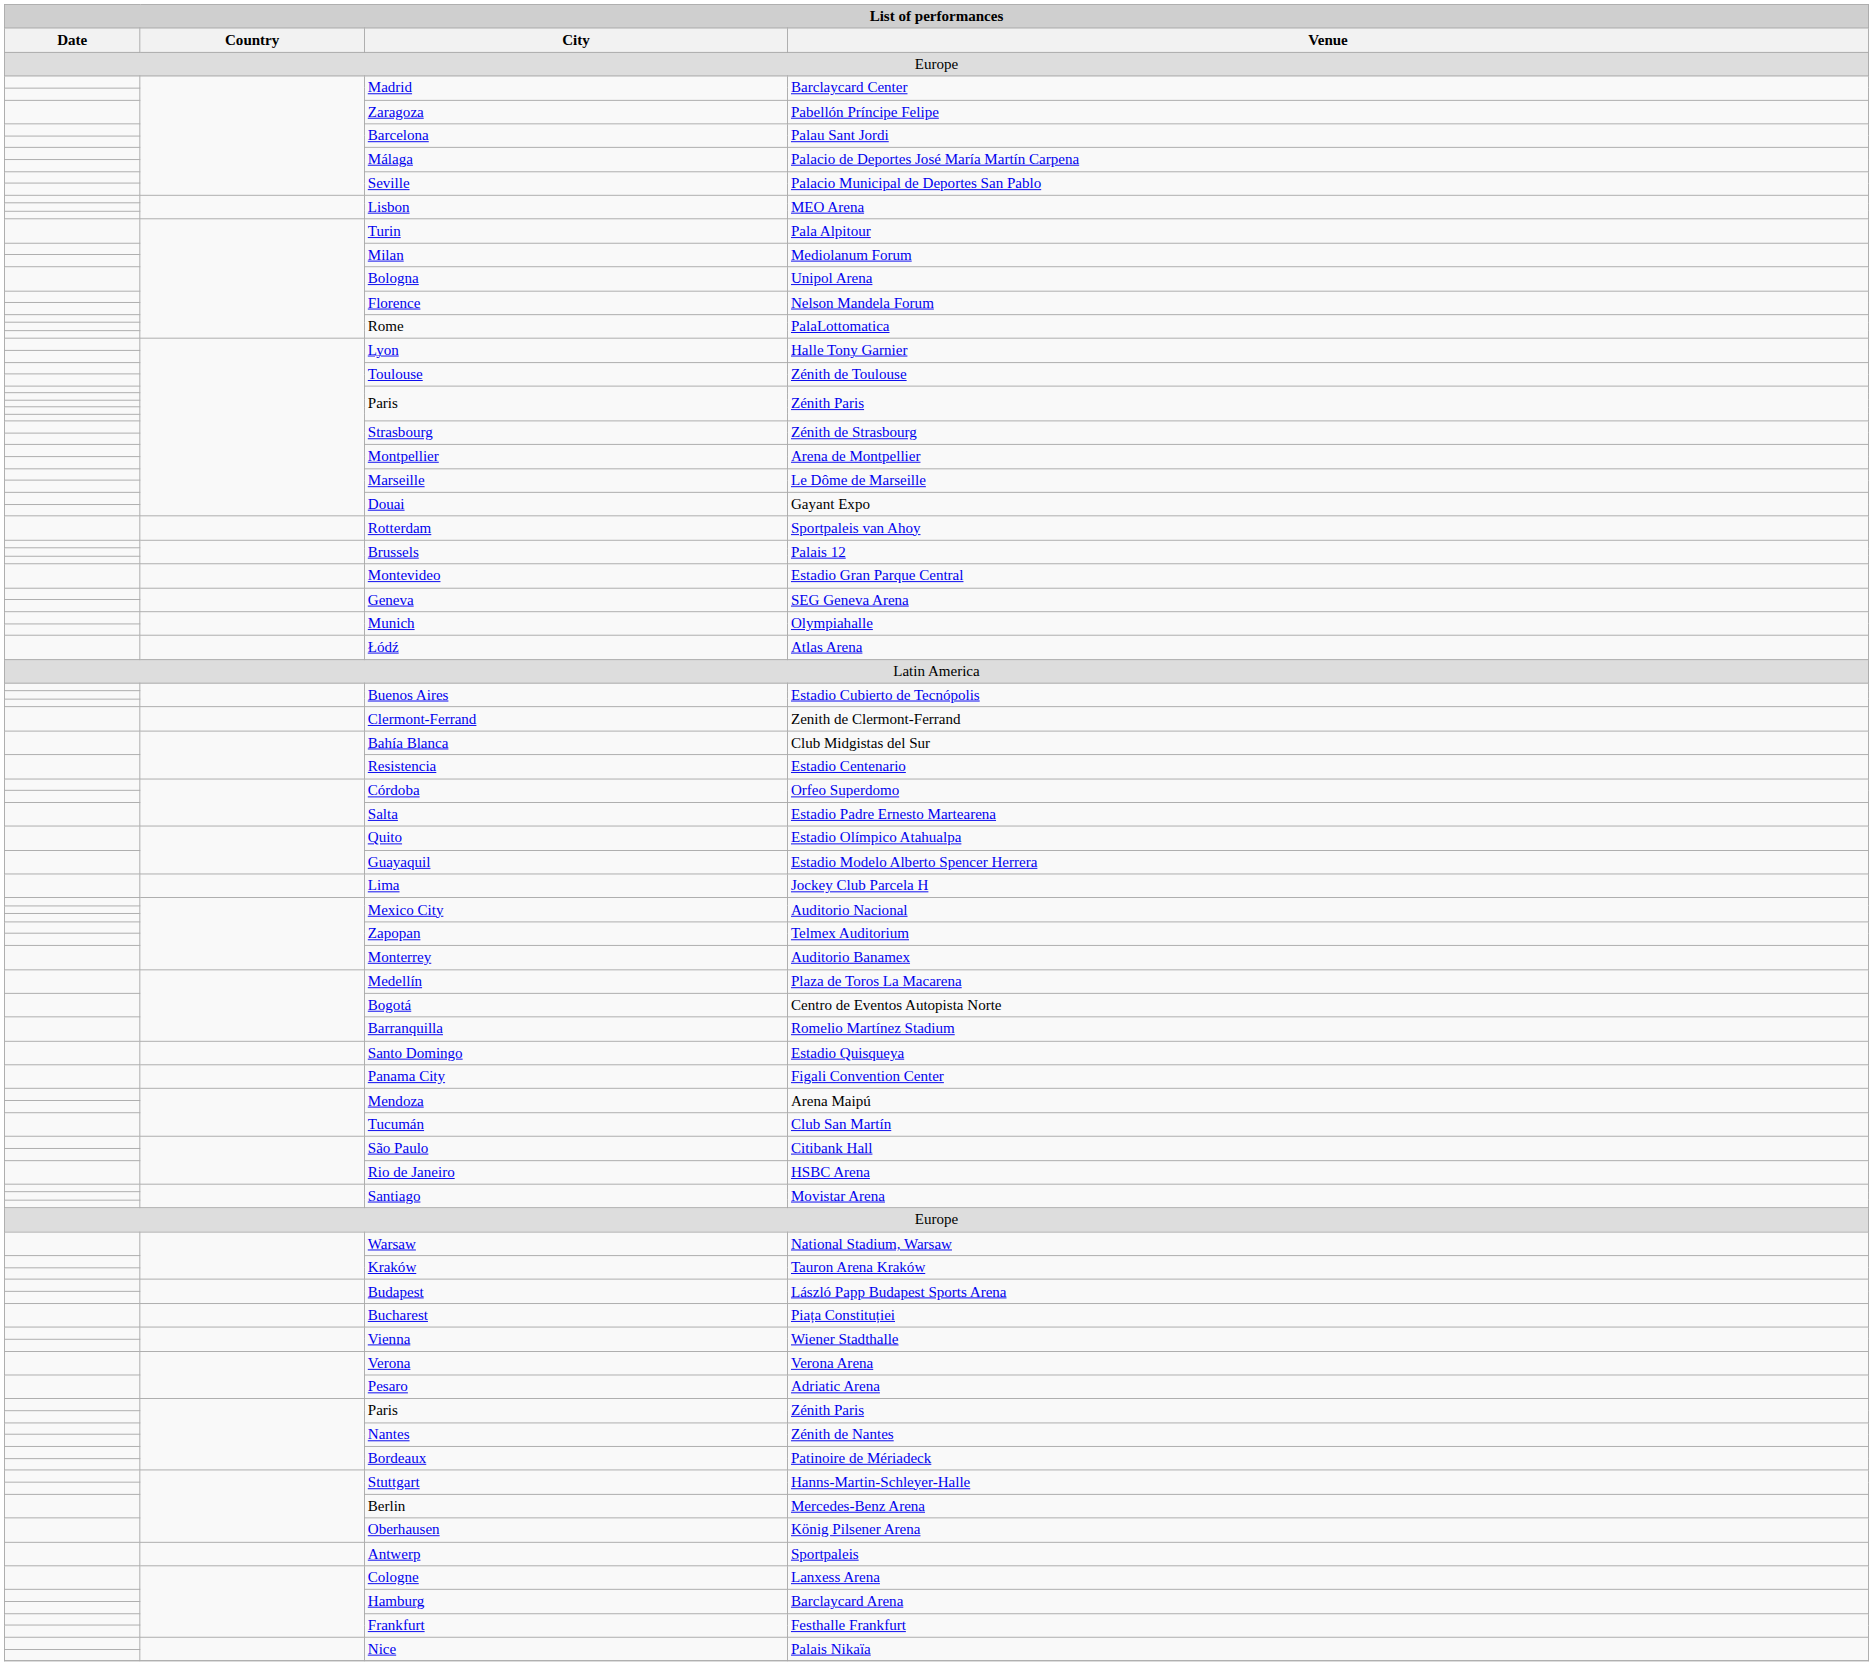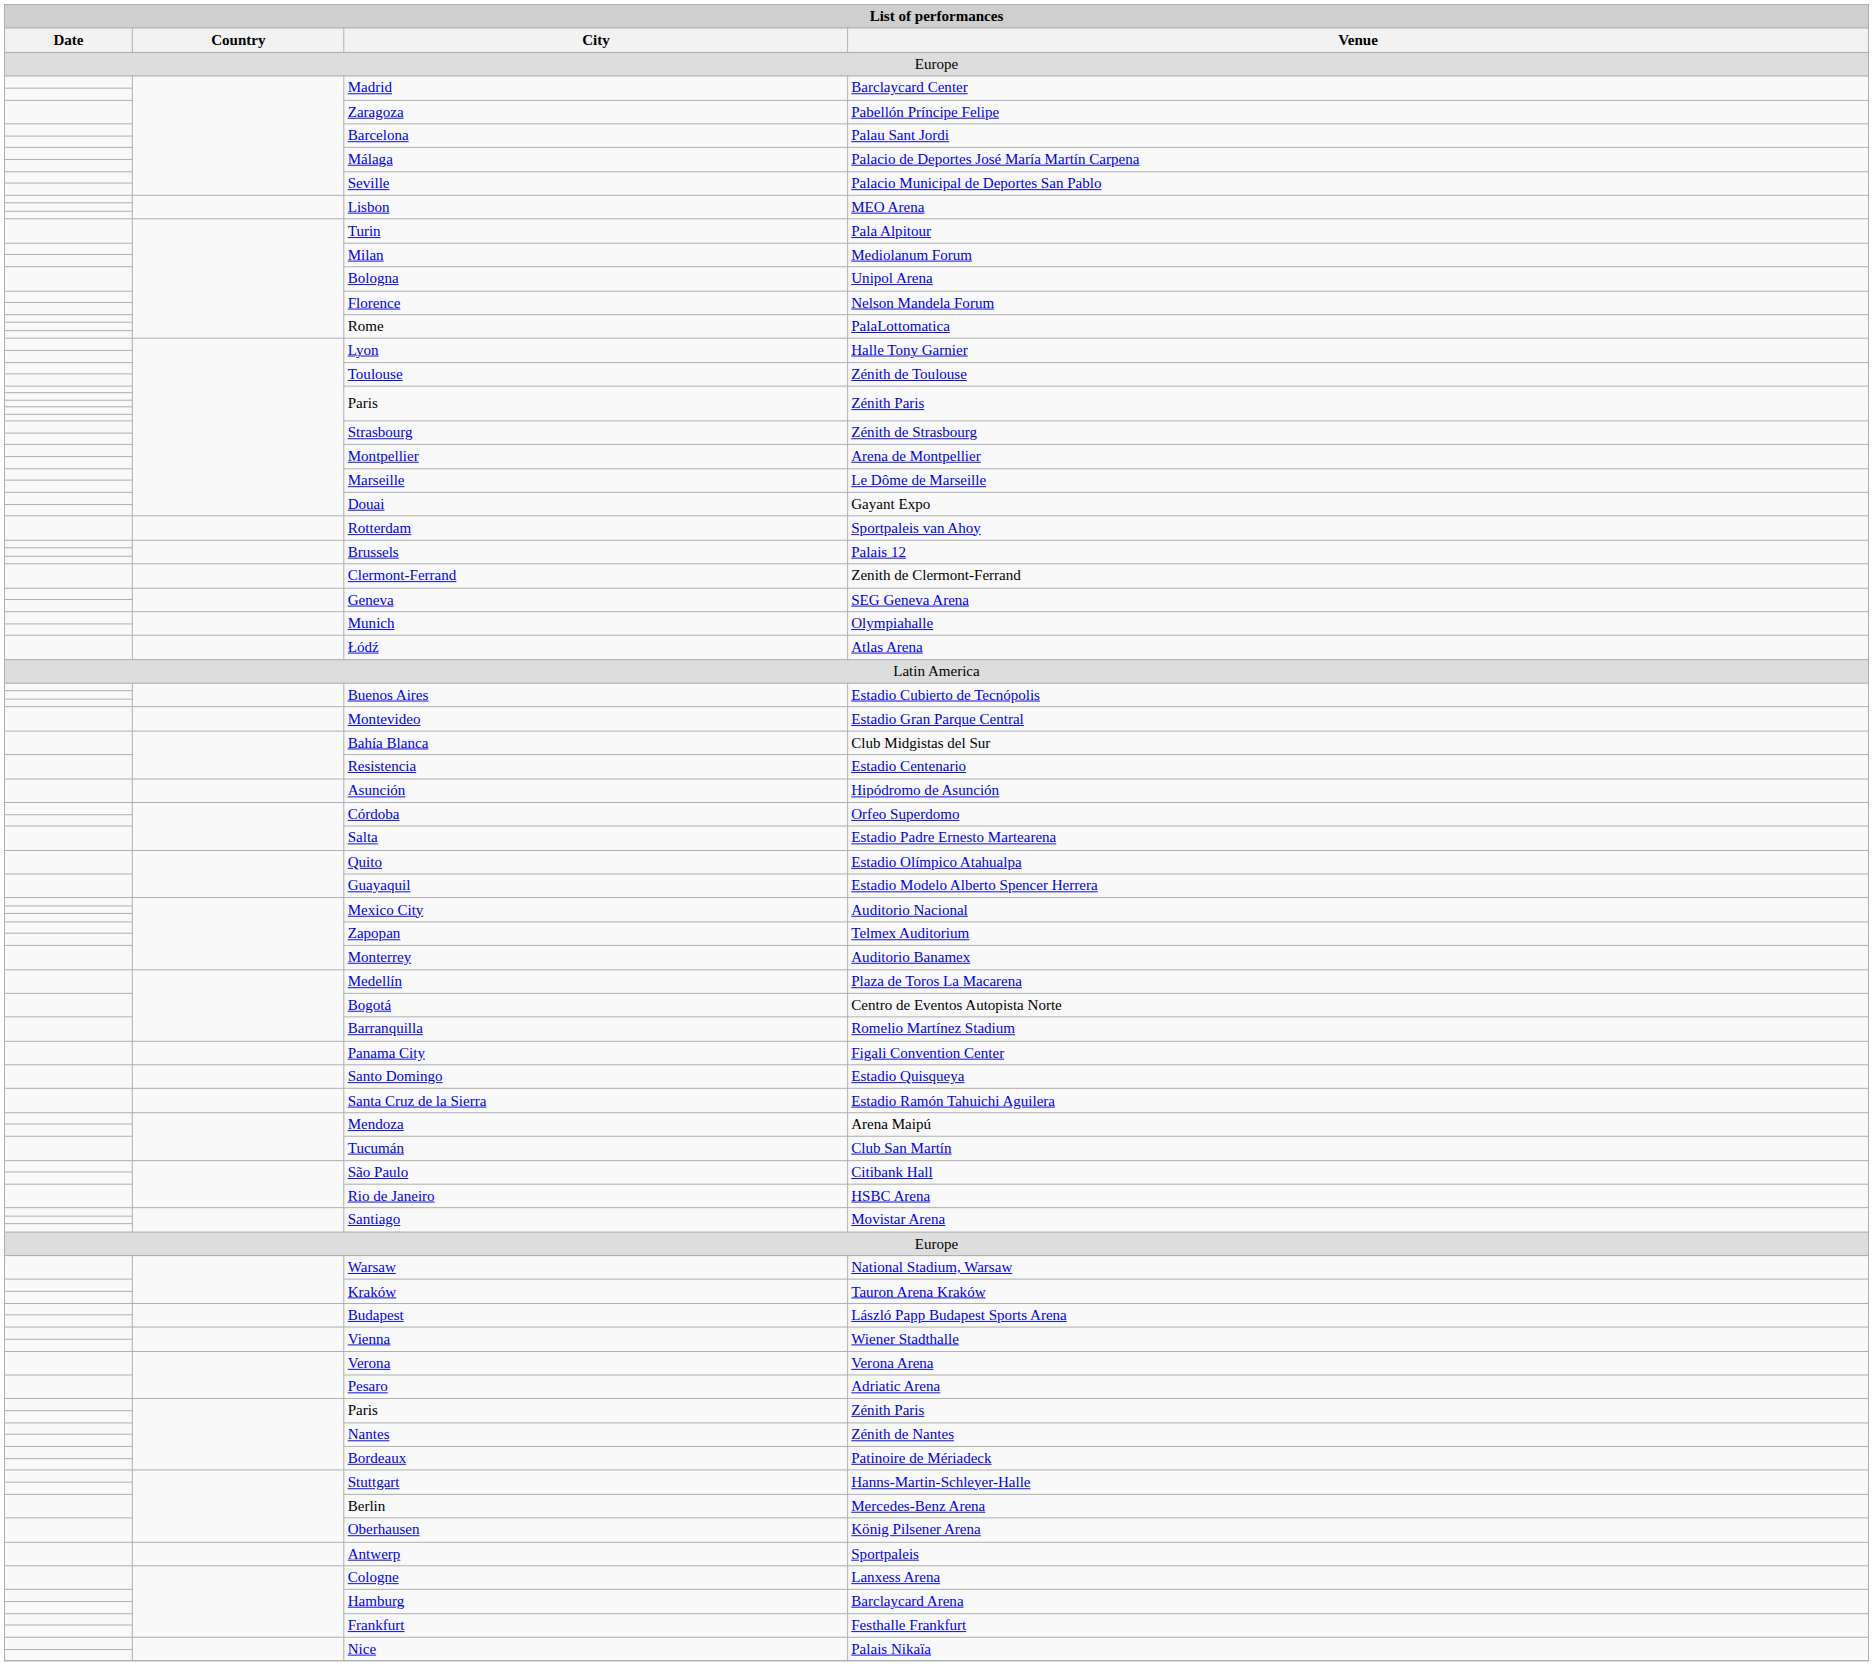rows swapped: (422, 718) <-> (404, 575)
+ row: (377, 790)
- row: (384, 885)
rows swapped: (406, 1076) <-> (415, 1052)
+ row: (417, 1100)
- row: (398, 1315)
